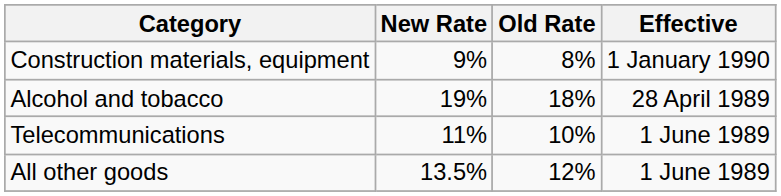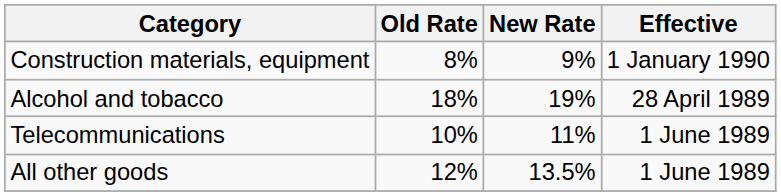columns swapped: (547, 23) <-> (434, 23)
